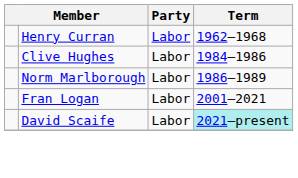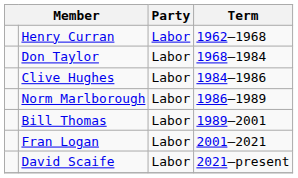+ row: (60, 57)
+ row: (64, 120)
(243, 120) paleturquoise background -> (243, 162) no background
